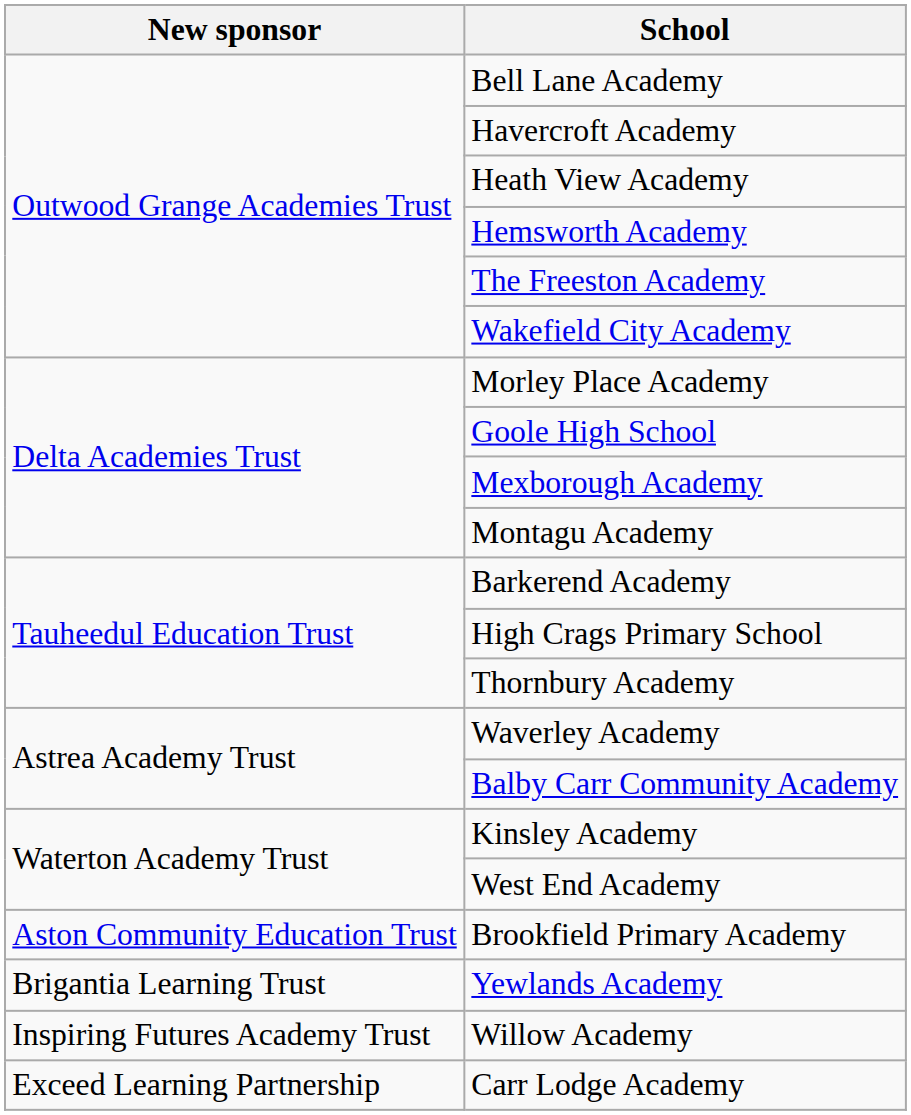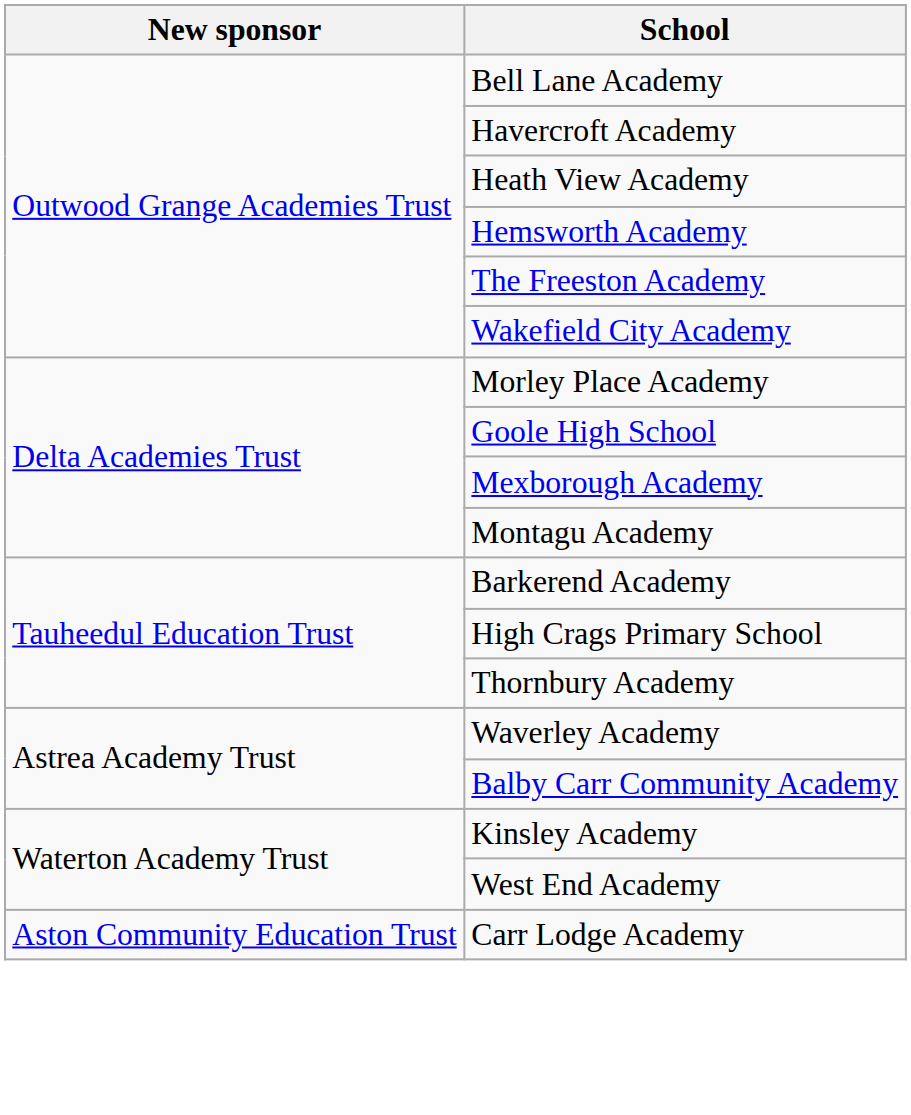- row: (659, 933)
- row: (597, 984)
- row: (582, 1034)
(196, 1084) Exceed Learning Partnership -> (235, 933) Aston Community Education Trust
